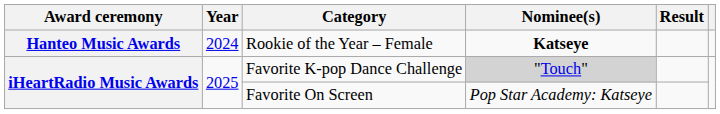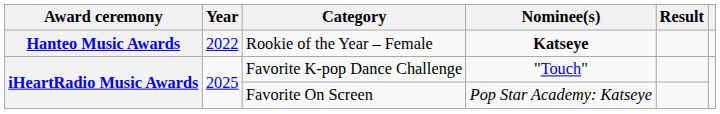(222, 43) 2024 -> (222, 43) 2022
(561, 69) lightgrey background -> (561, 69) no background
